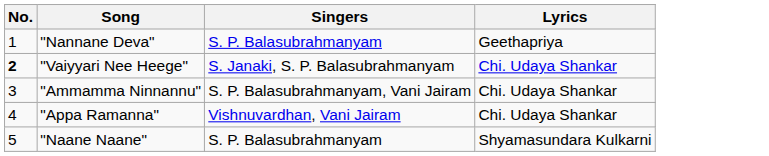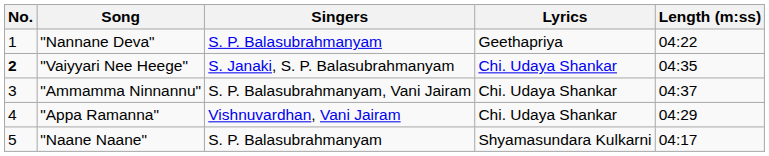+ column: (710, 17)
